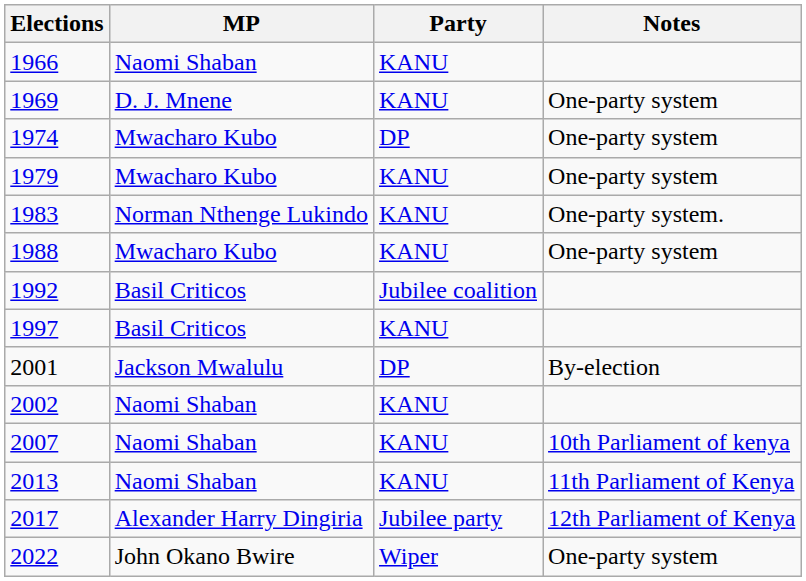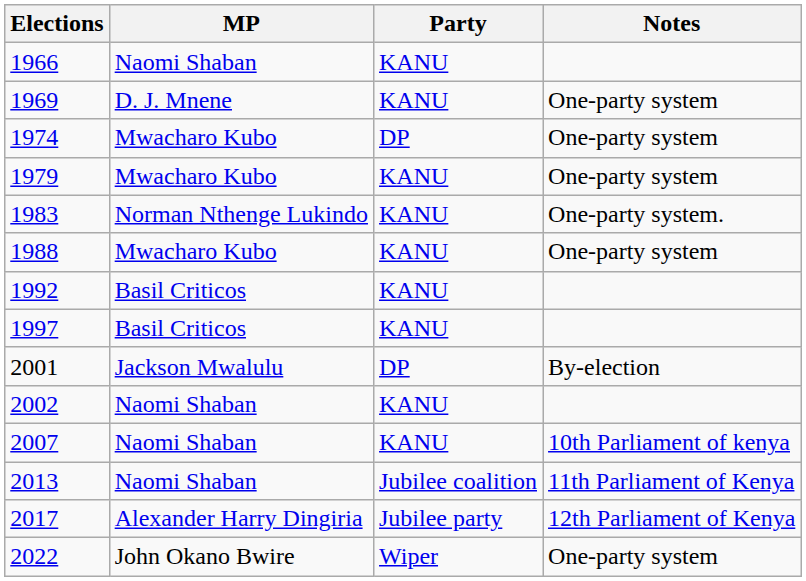(458, 289) Jubilee coalition -> (414, 289) KANU
(414, 480) KANU -> (458, 480) Jubilee coalition
